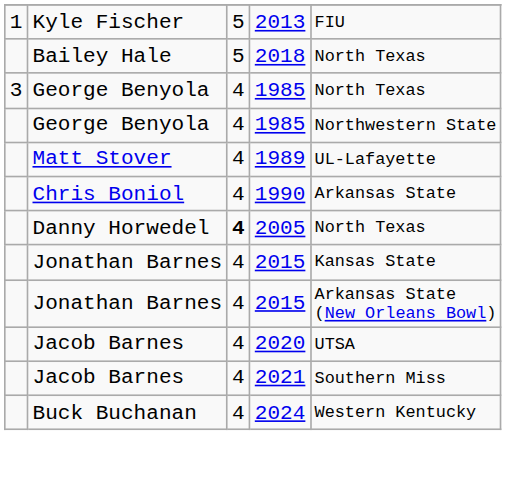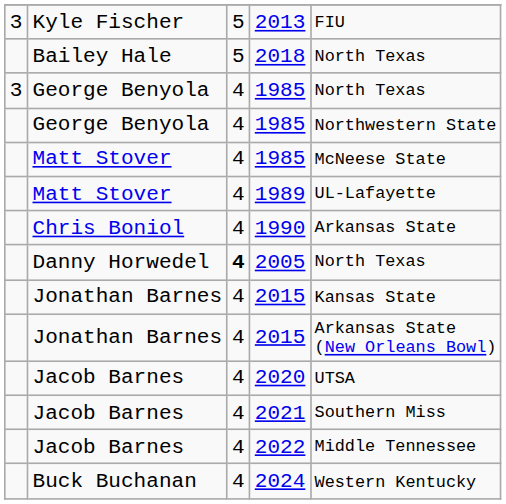(16, 22) 1 -> (16, 22) 3
+ row: (102, 159)
+ row: (108, 447)
